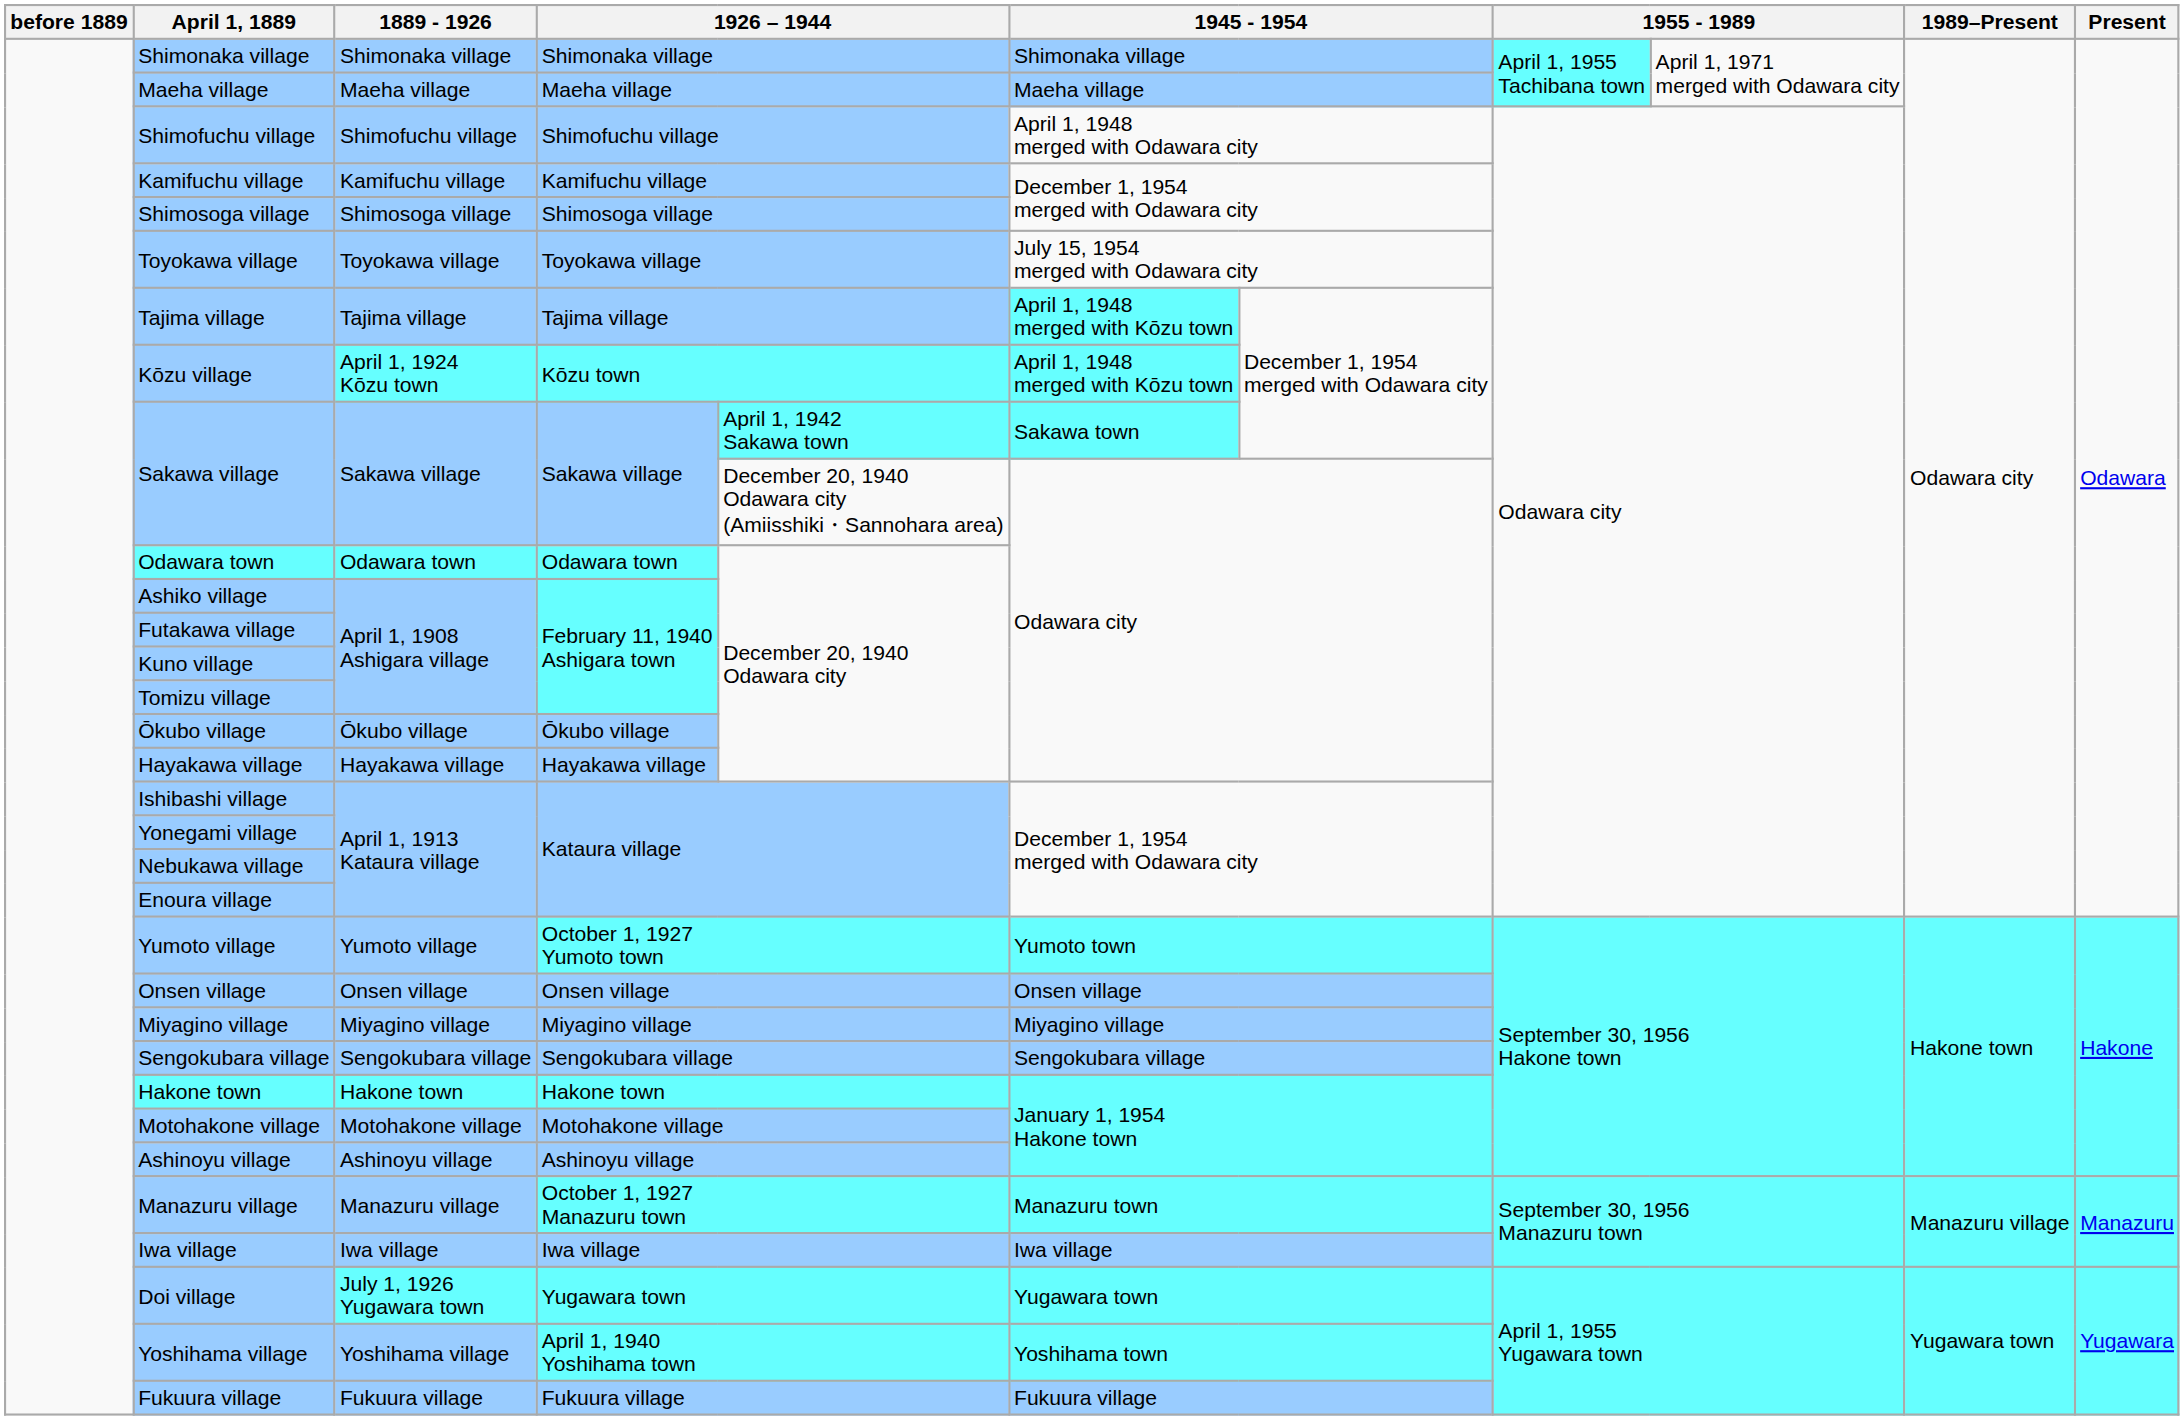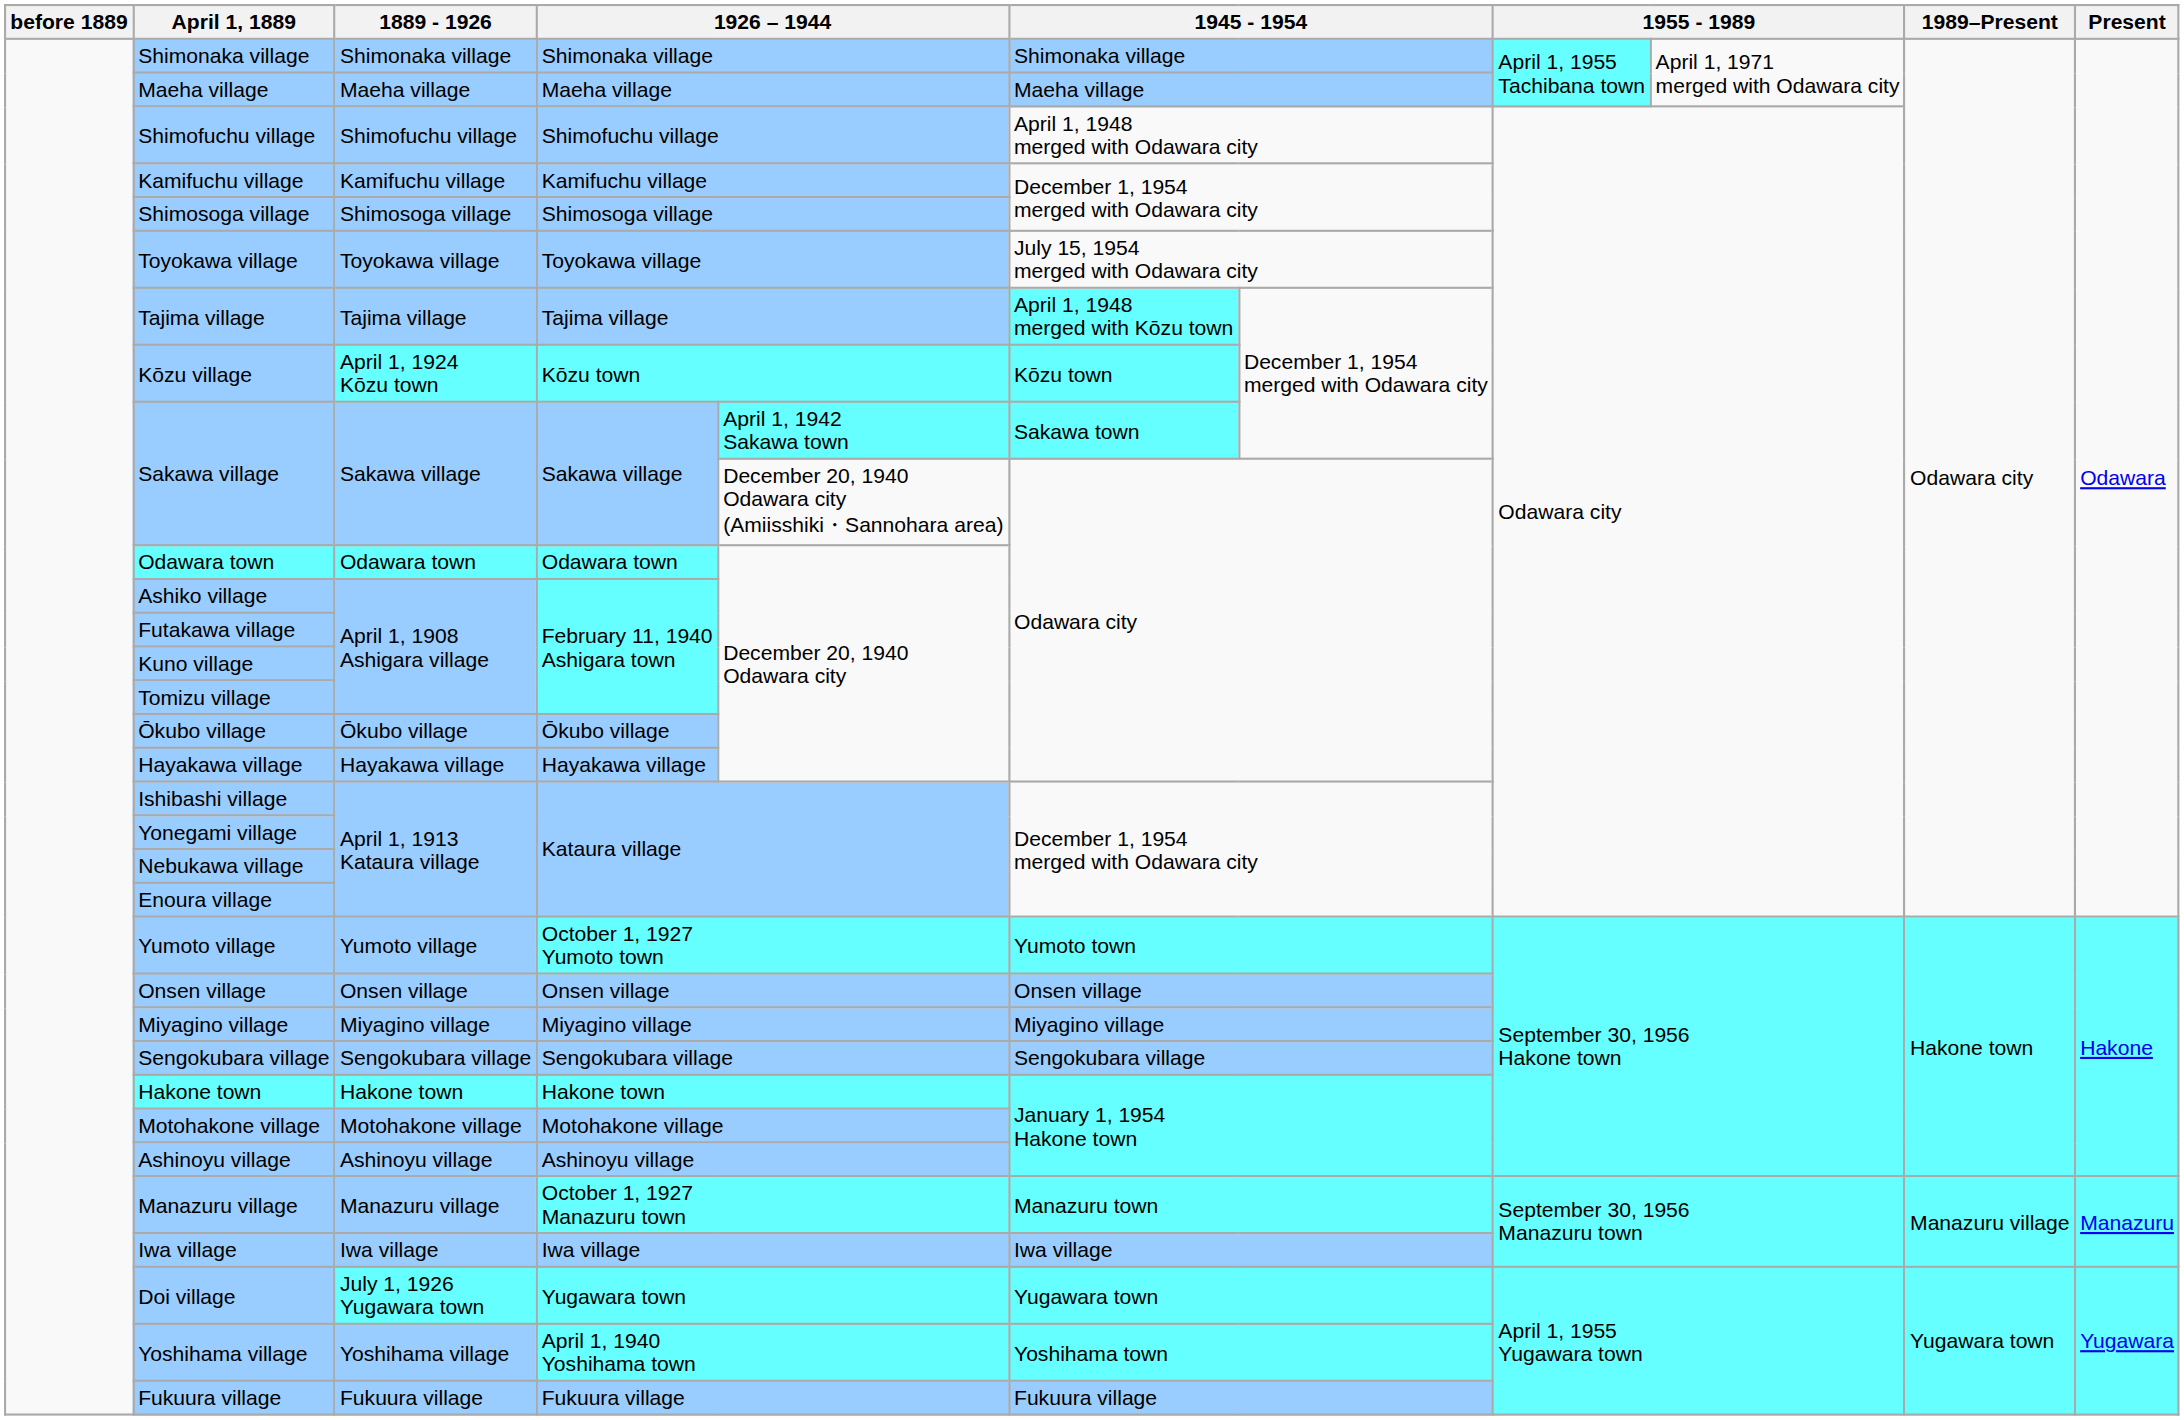(1124, 373) April 1, 1948 merged with Kōzu town -> (1063, 373) Kōzu town
